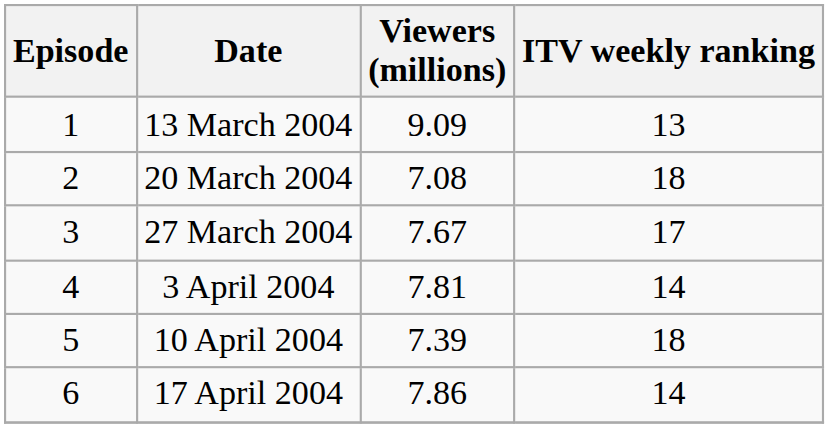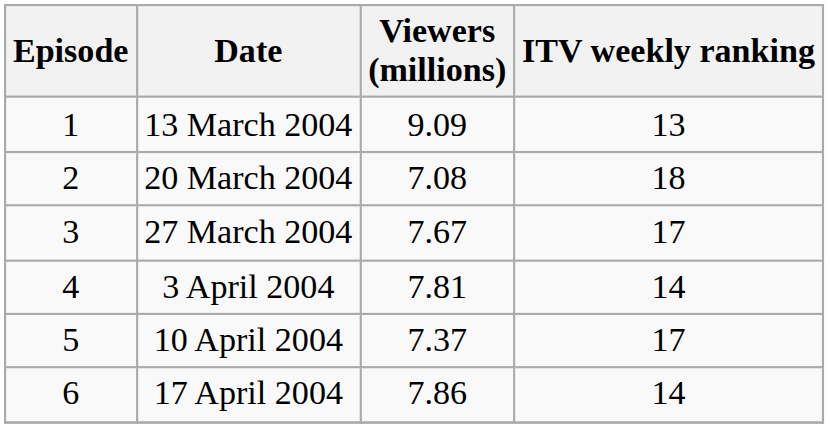(437, 340) 7.39 -> (437, 340) 7.37
(668, 340) 18 -> (668, 340) 17
